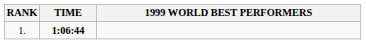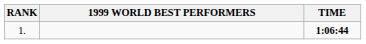columns swapped: (228, 13) <-> (68, 13)
